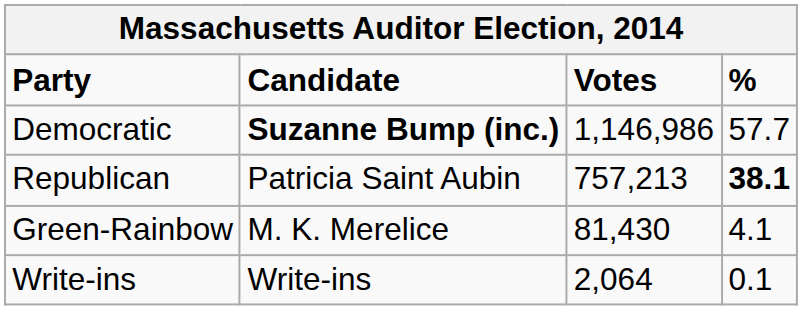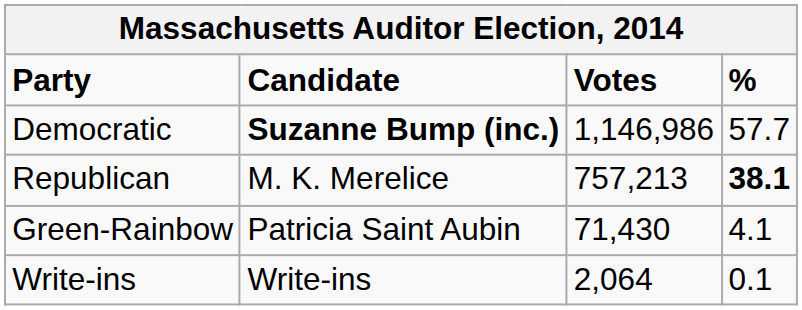(384, 179) Patricia Saint Aubin -> (348, 179) M. K. Merelice
(348, 229) M. K. Merelice -> (384, 229) Patricia Saint Aubin
(622, 229) 81,430 -> (622, 229) 71,430
